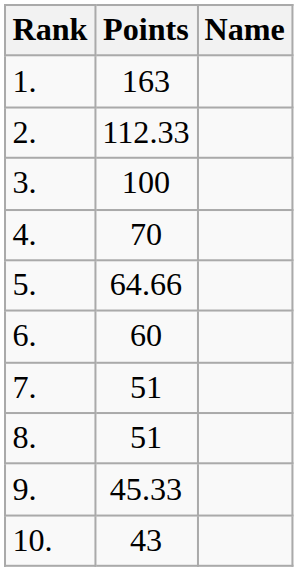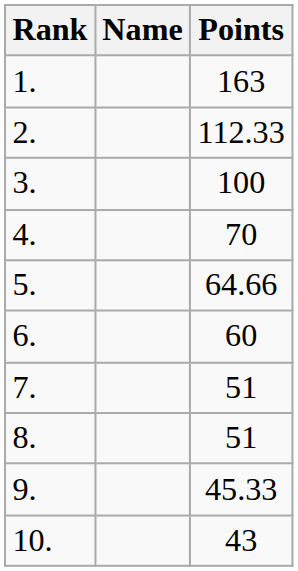columns swapped: (245, 30) <-> (146, 30)
